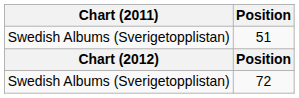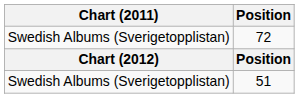rows swapped: (264, 37) <-> (264, 81)
